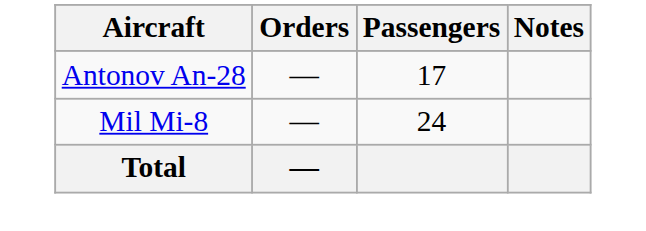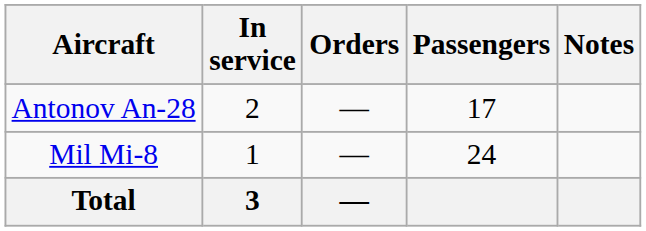+ column: (252, 44)
